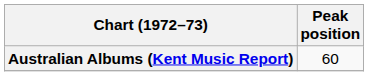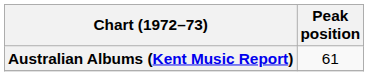(330, 58) 60 -> (330, 58) 61
